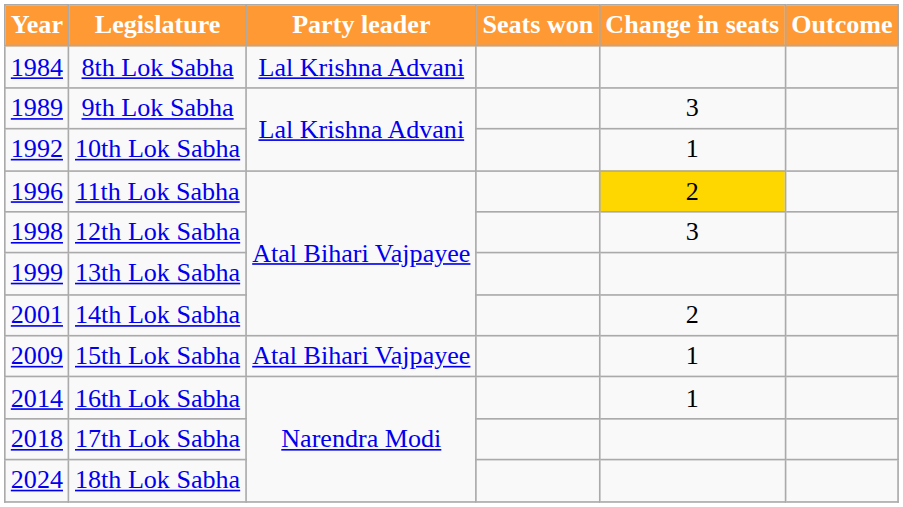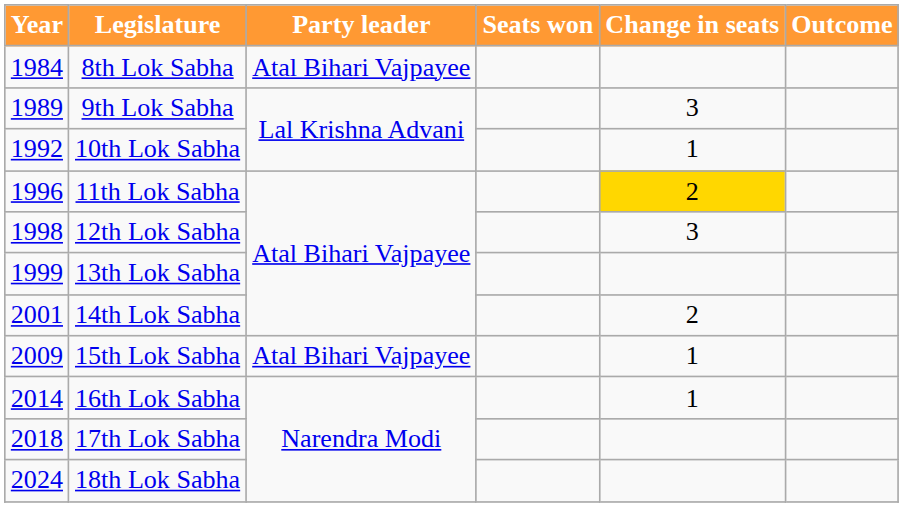(361, 66) Lal Krishna Advani -> (361, 66) Atal Bihari Vajpayee
